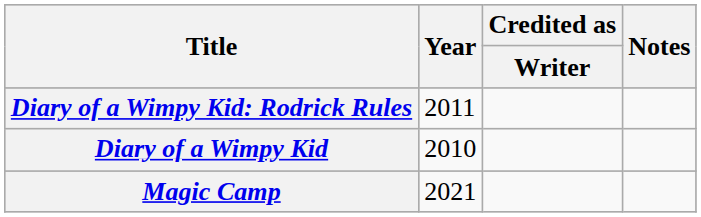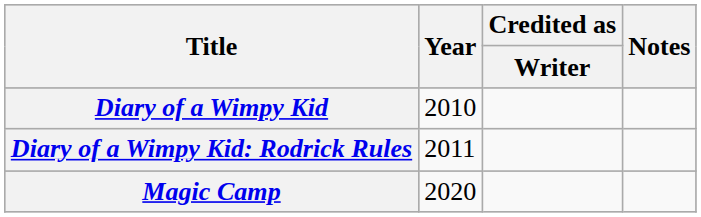rows swapped: (212, 149) <-> (212, 107)
(450, 190) 2021 -> (450, 190) 2020
